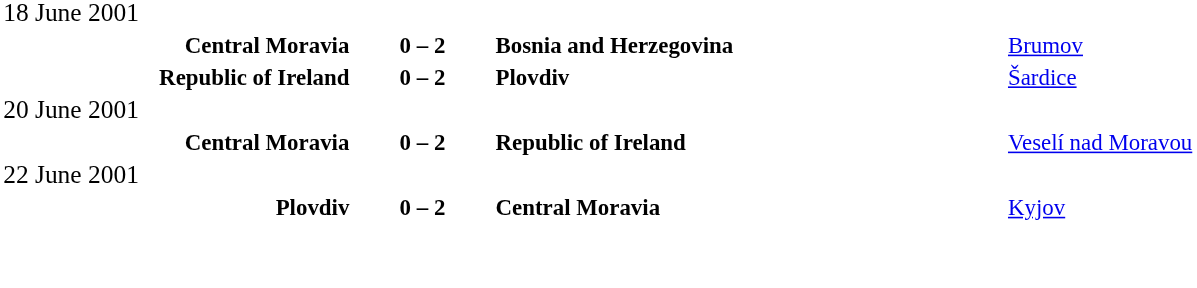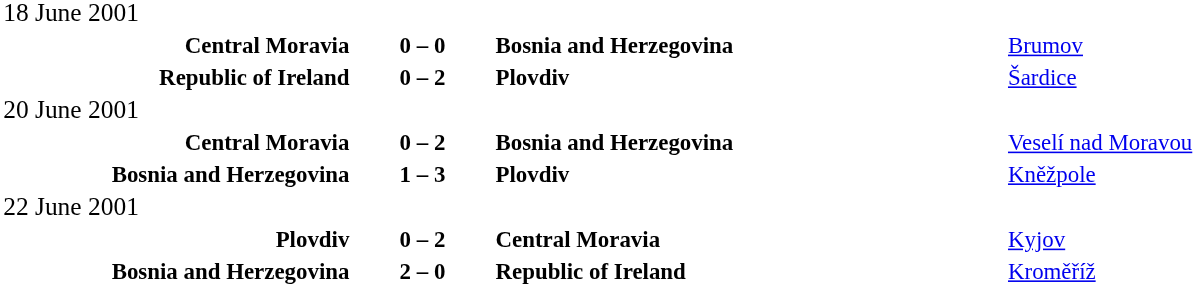(422, 45) 0 – 2 -> (422, 45) 0 – 0
(591, 142) Republic of Ireland -> (614, 142) Bosnia and Herzegovina
+ row: (231, 174)
+ row: (231, 271)
